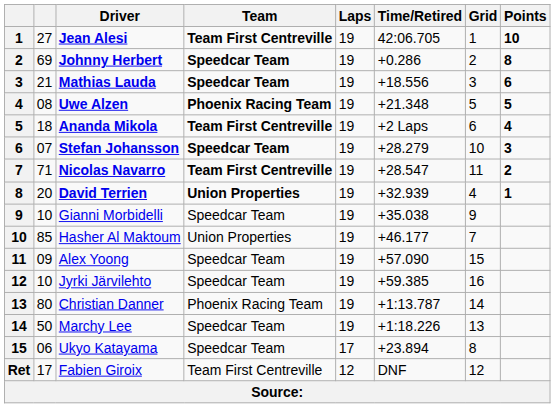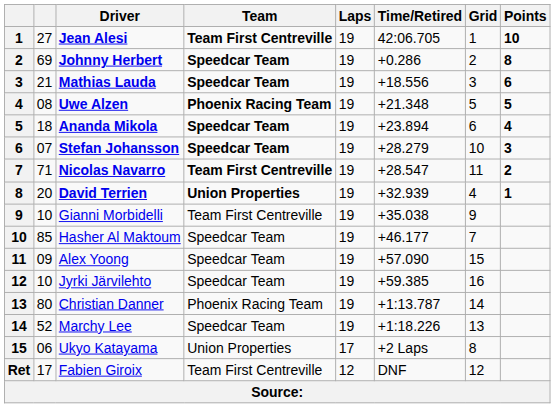(260, 126) Team First Centreville -> (238, 126) Speedcar Team
(403, 126) +2 Laps -> (403, 126) +23.894
(236, 215) Speedcar Team -> (255, 215) Team First Centreville
(239, 237) Union Properties -> (236, 237) Speedcar Team
(45, 326) 50 -> (45, 326) 52
(236, 348) Speedcar Team -> (239, 348) Union Properties
(403, 348) +23.894 -> (403, 348) +2 Laps
